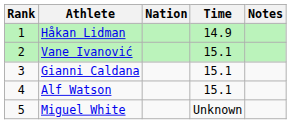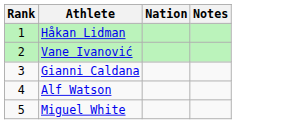- column: (218, 14)
